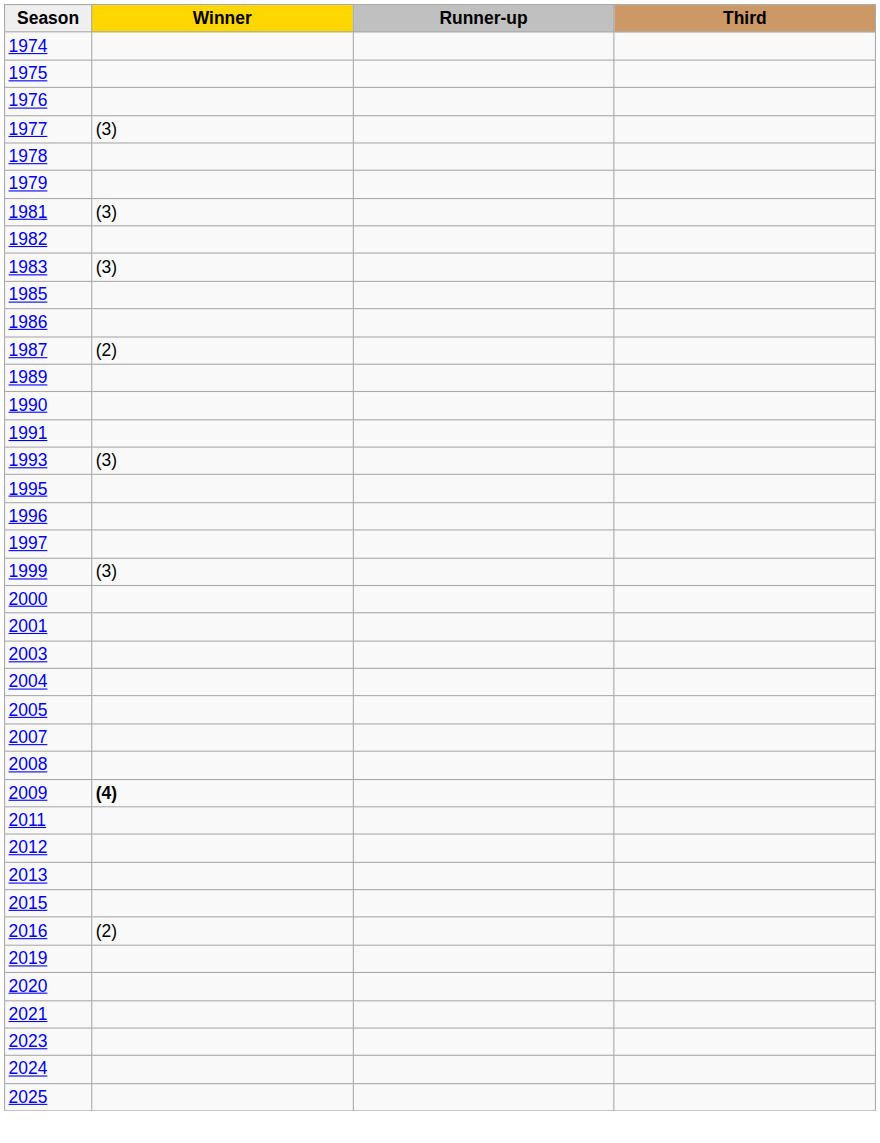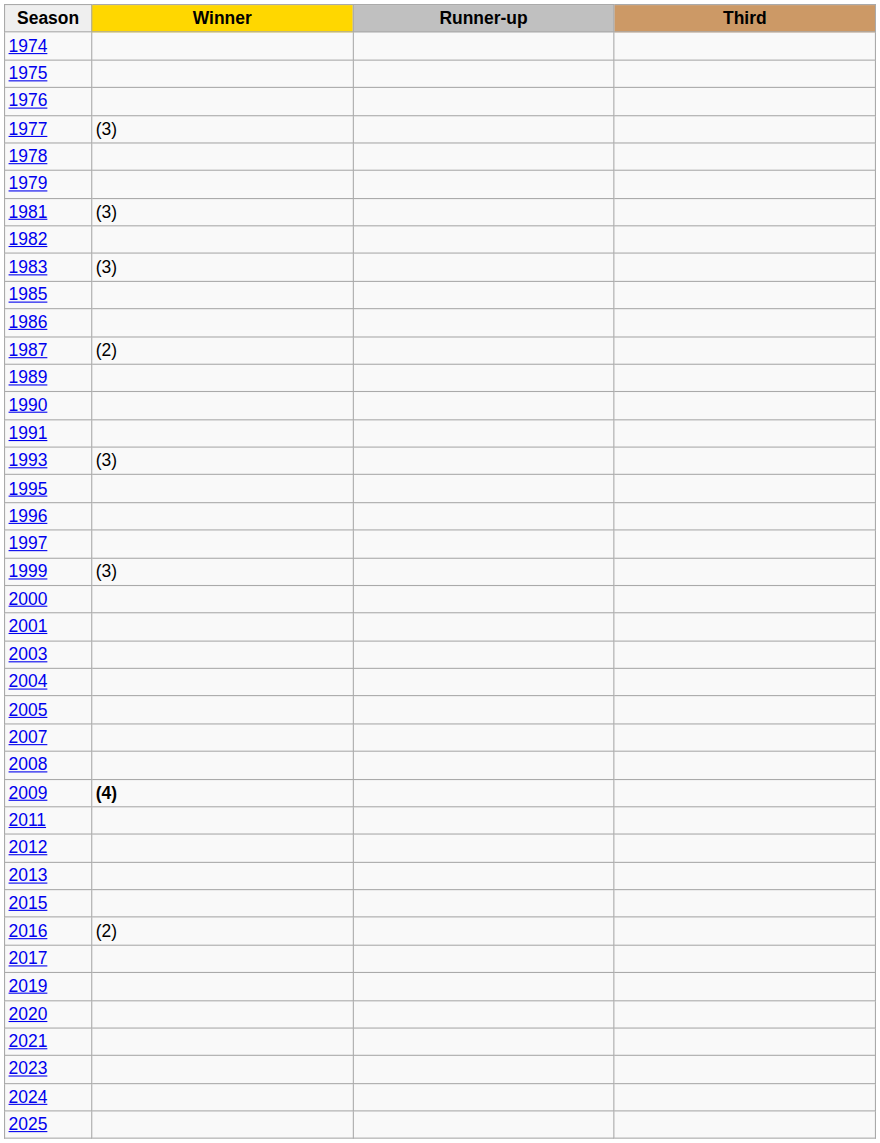+ row: (28, 958)
